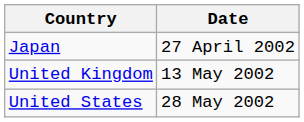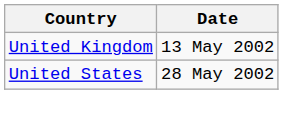- row: (34, 47)
